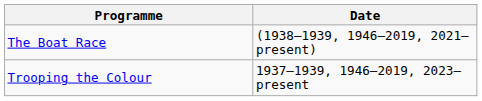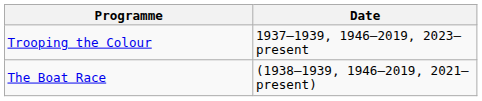rows swapped: (80, 78) <-> (57, 43)
